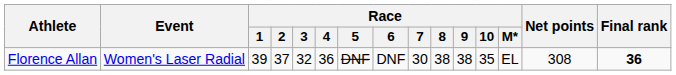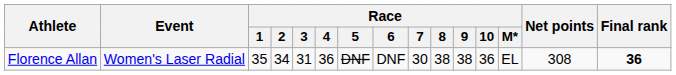(259, 59) 39 -> (259, 59) 35
(282, 59) 37 -> (282, 59) 34
(304, 59) 32 -> (304, 59) 31
(487, 59) 35 -> (487, 59) 36
